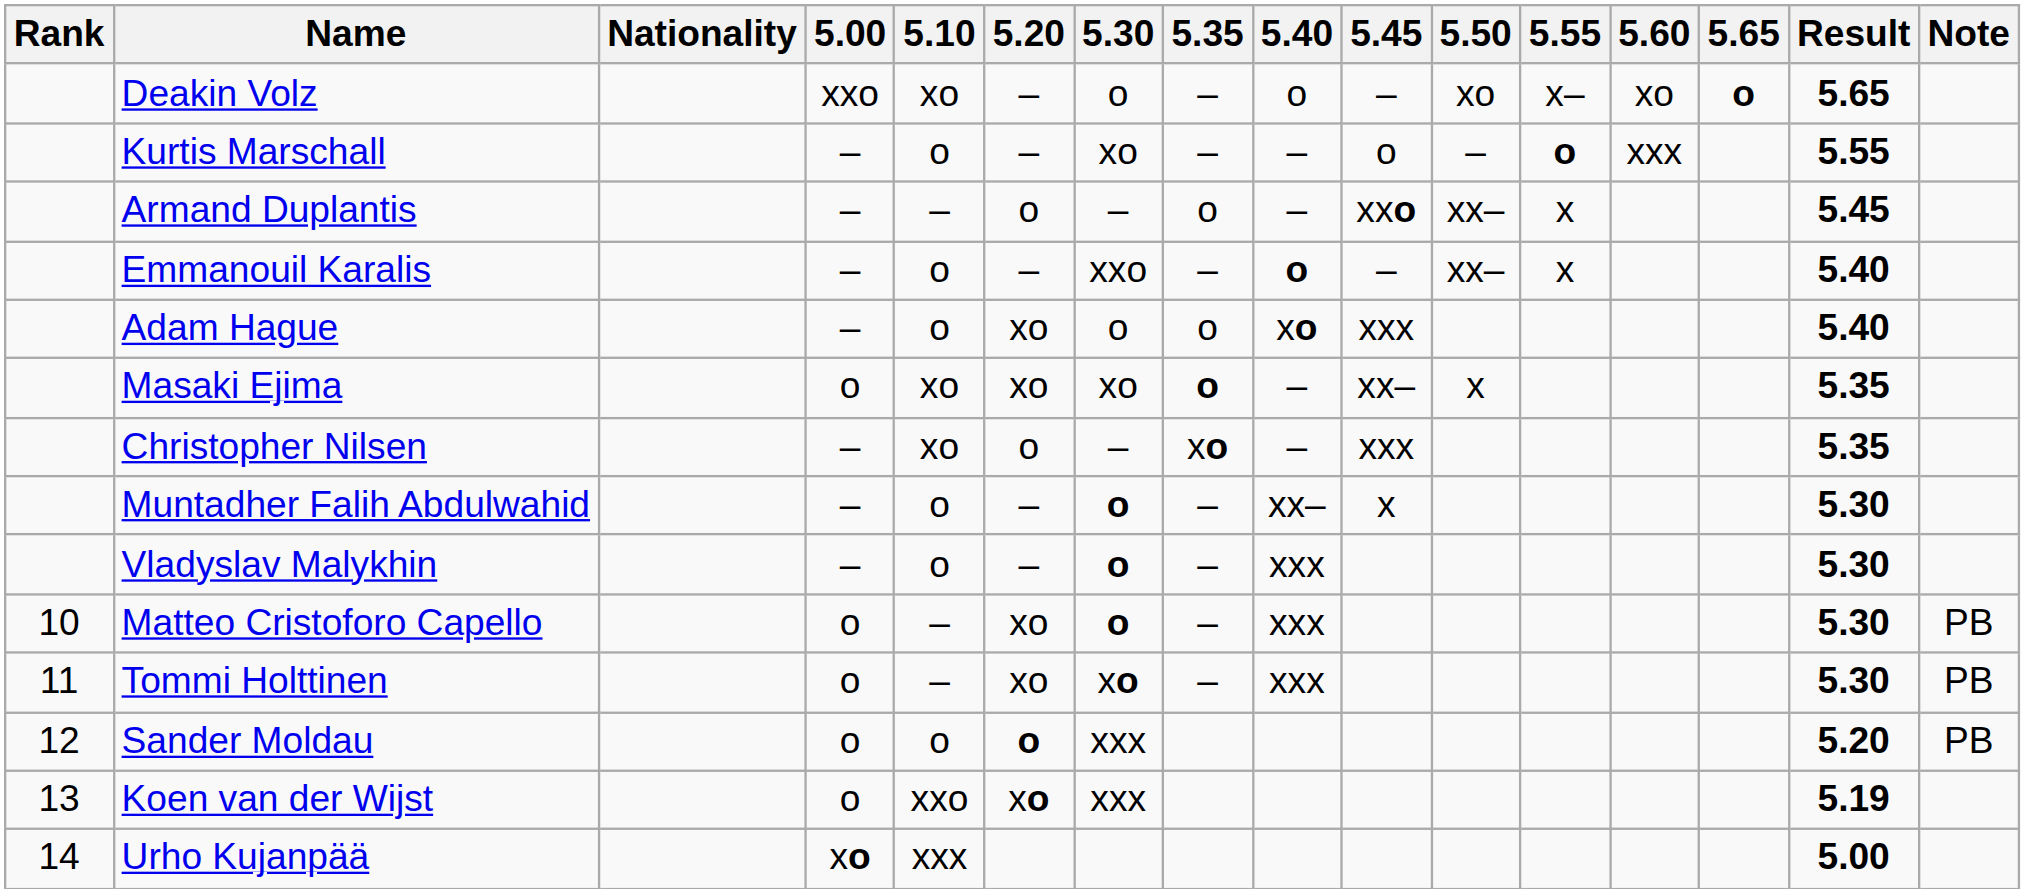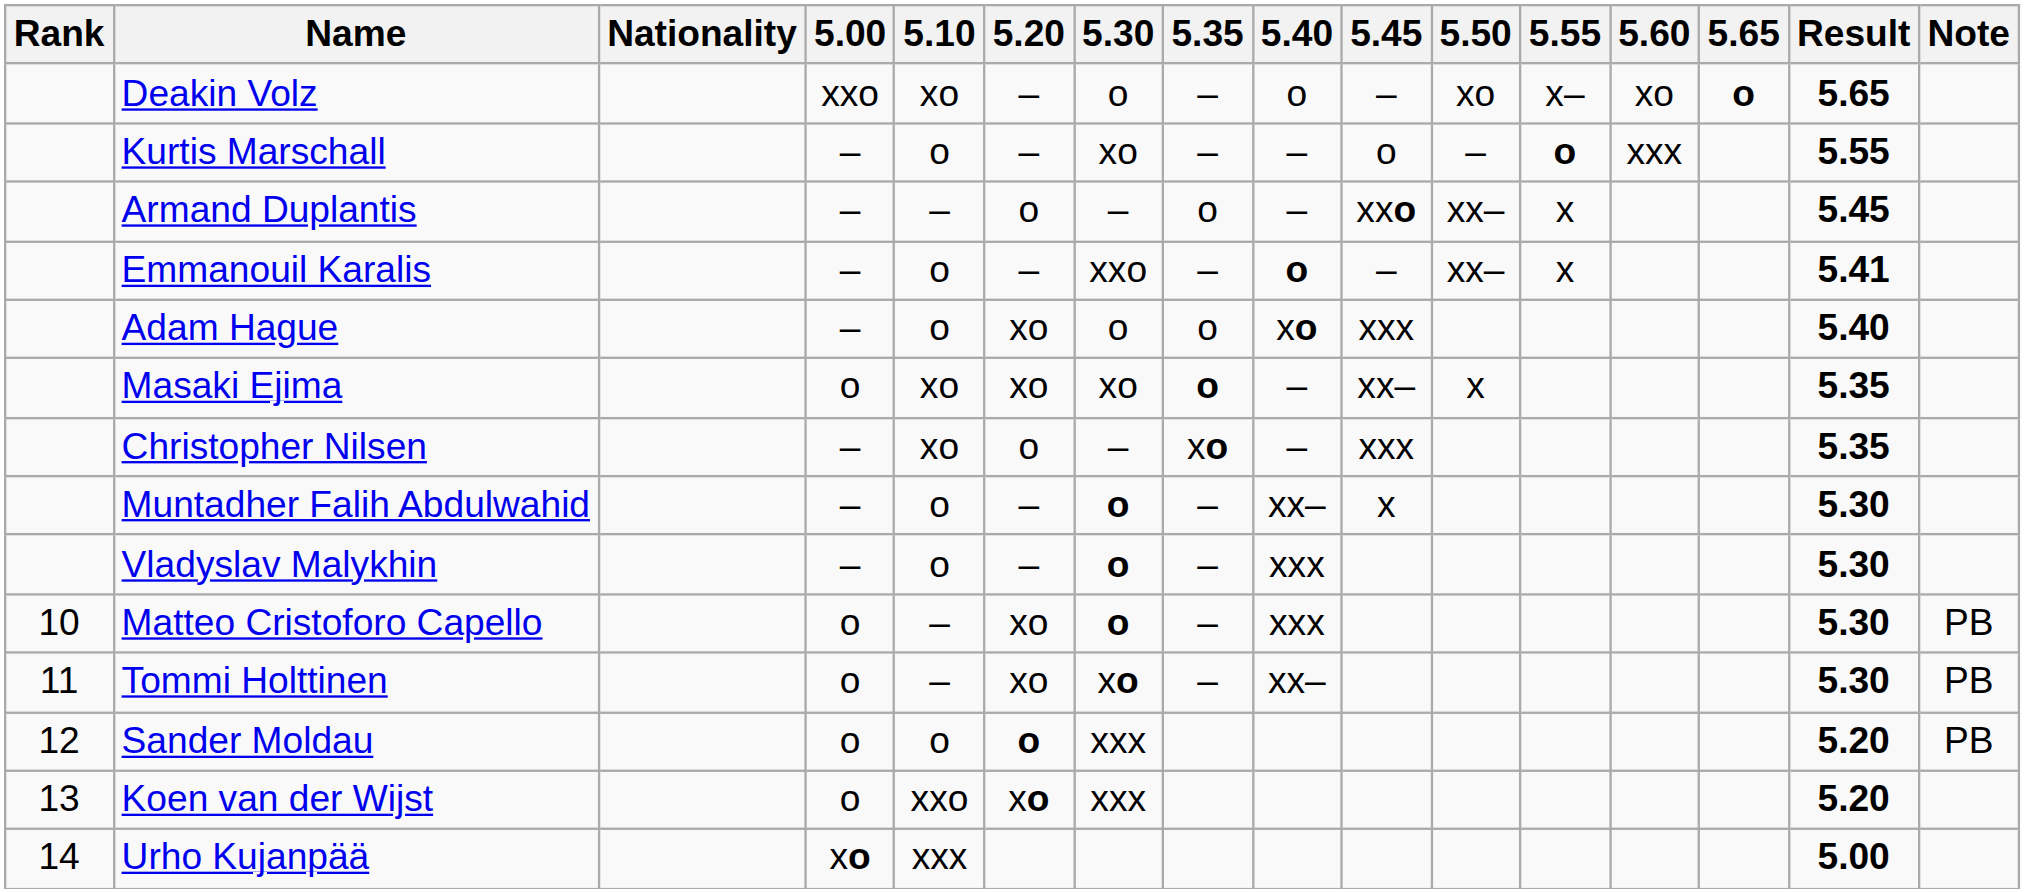(1854, 269) 5.40 -> (1854, 269) 5.41
(1297, 681) xxx -> (1297, 681) xx–
(1854, 799) 5.19 -> (1854, 799) 5.20
